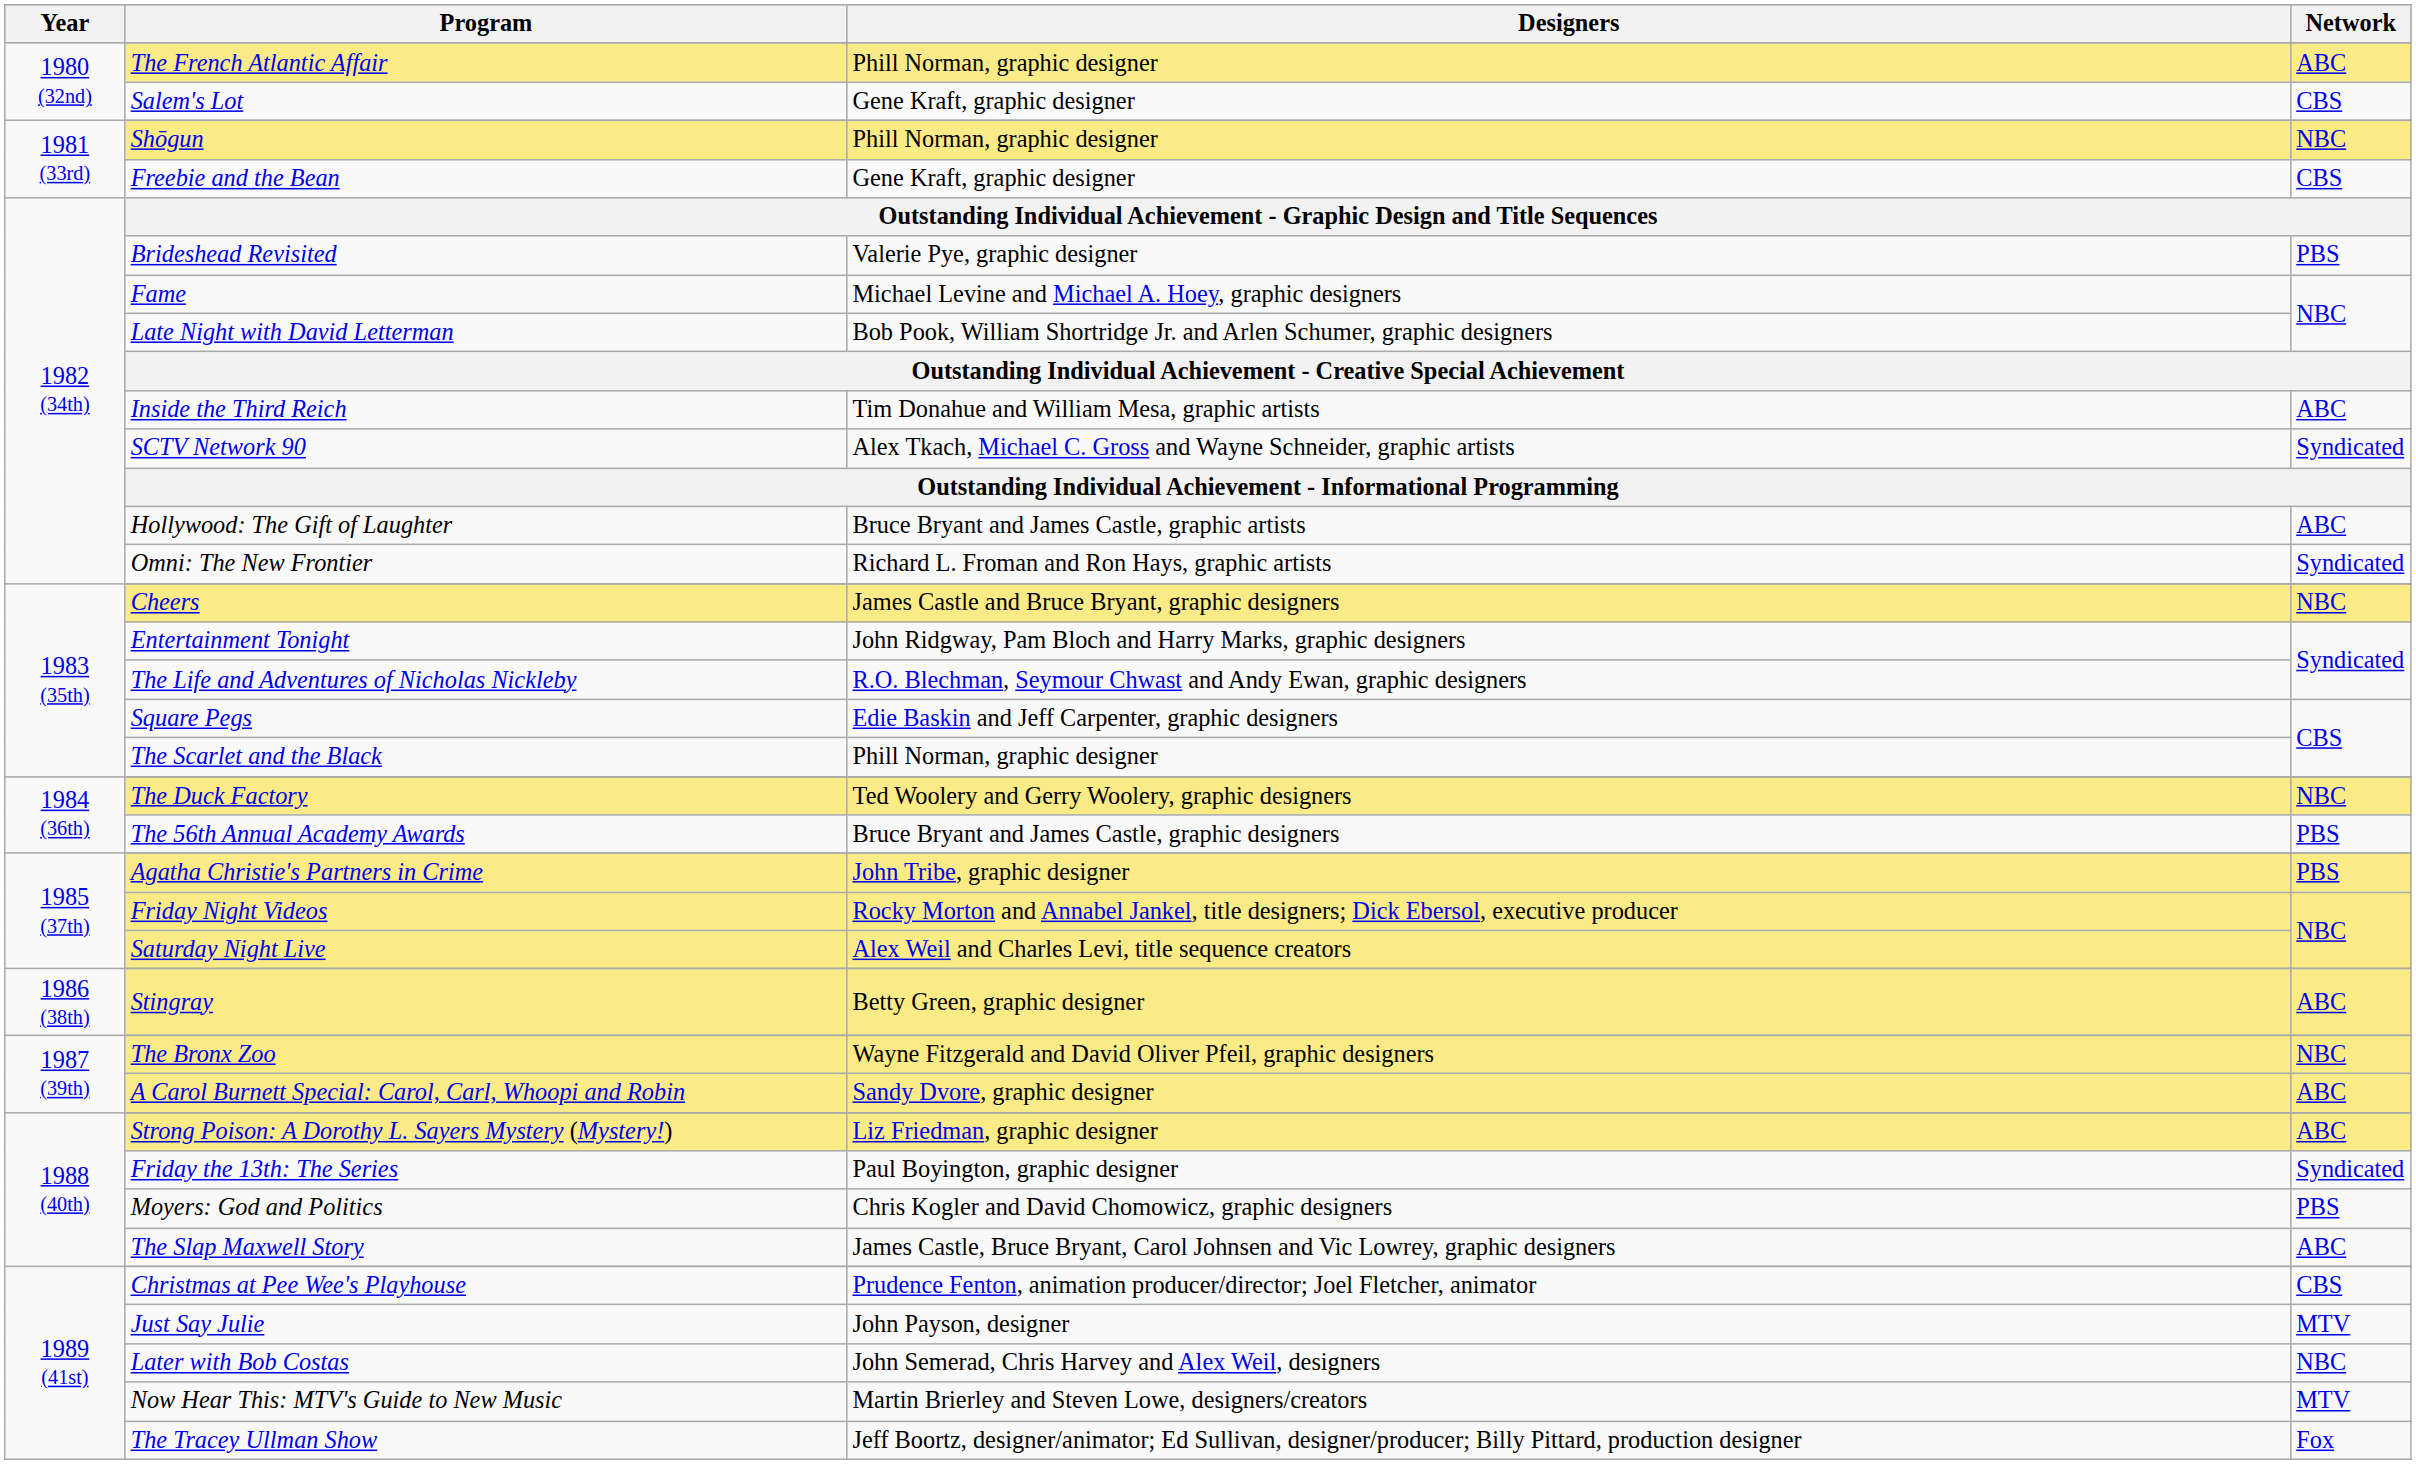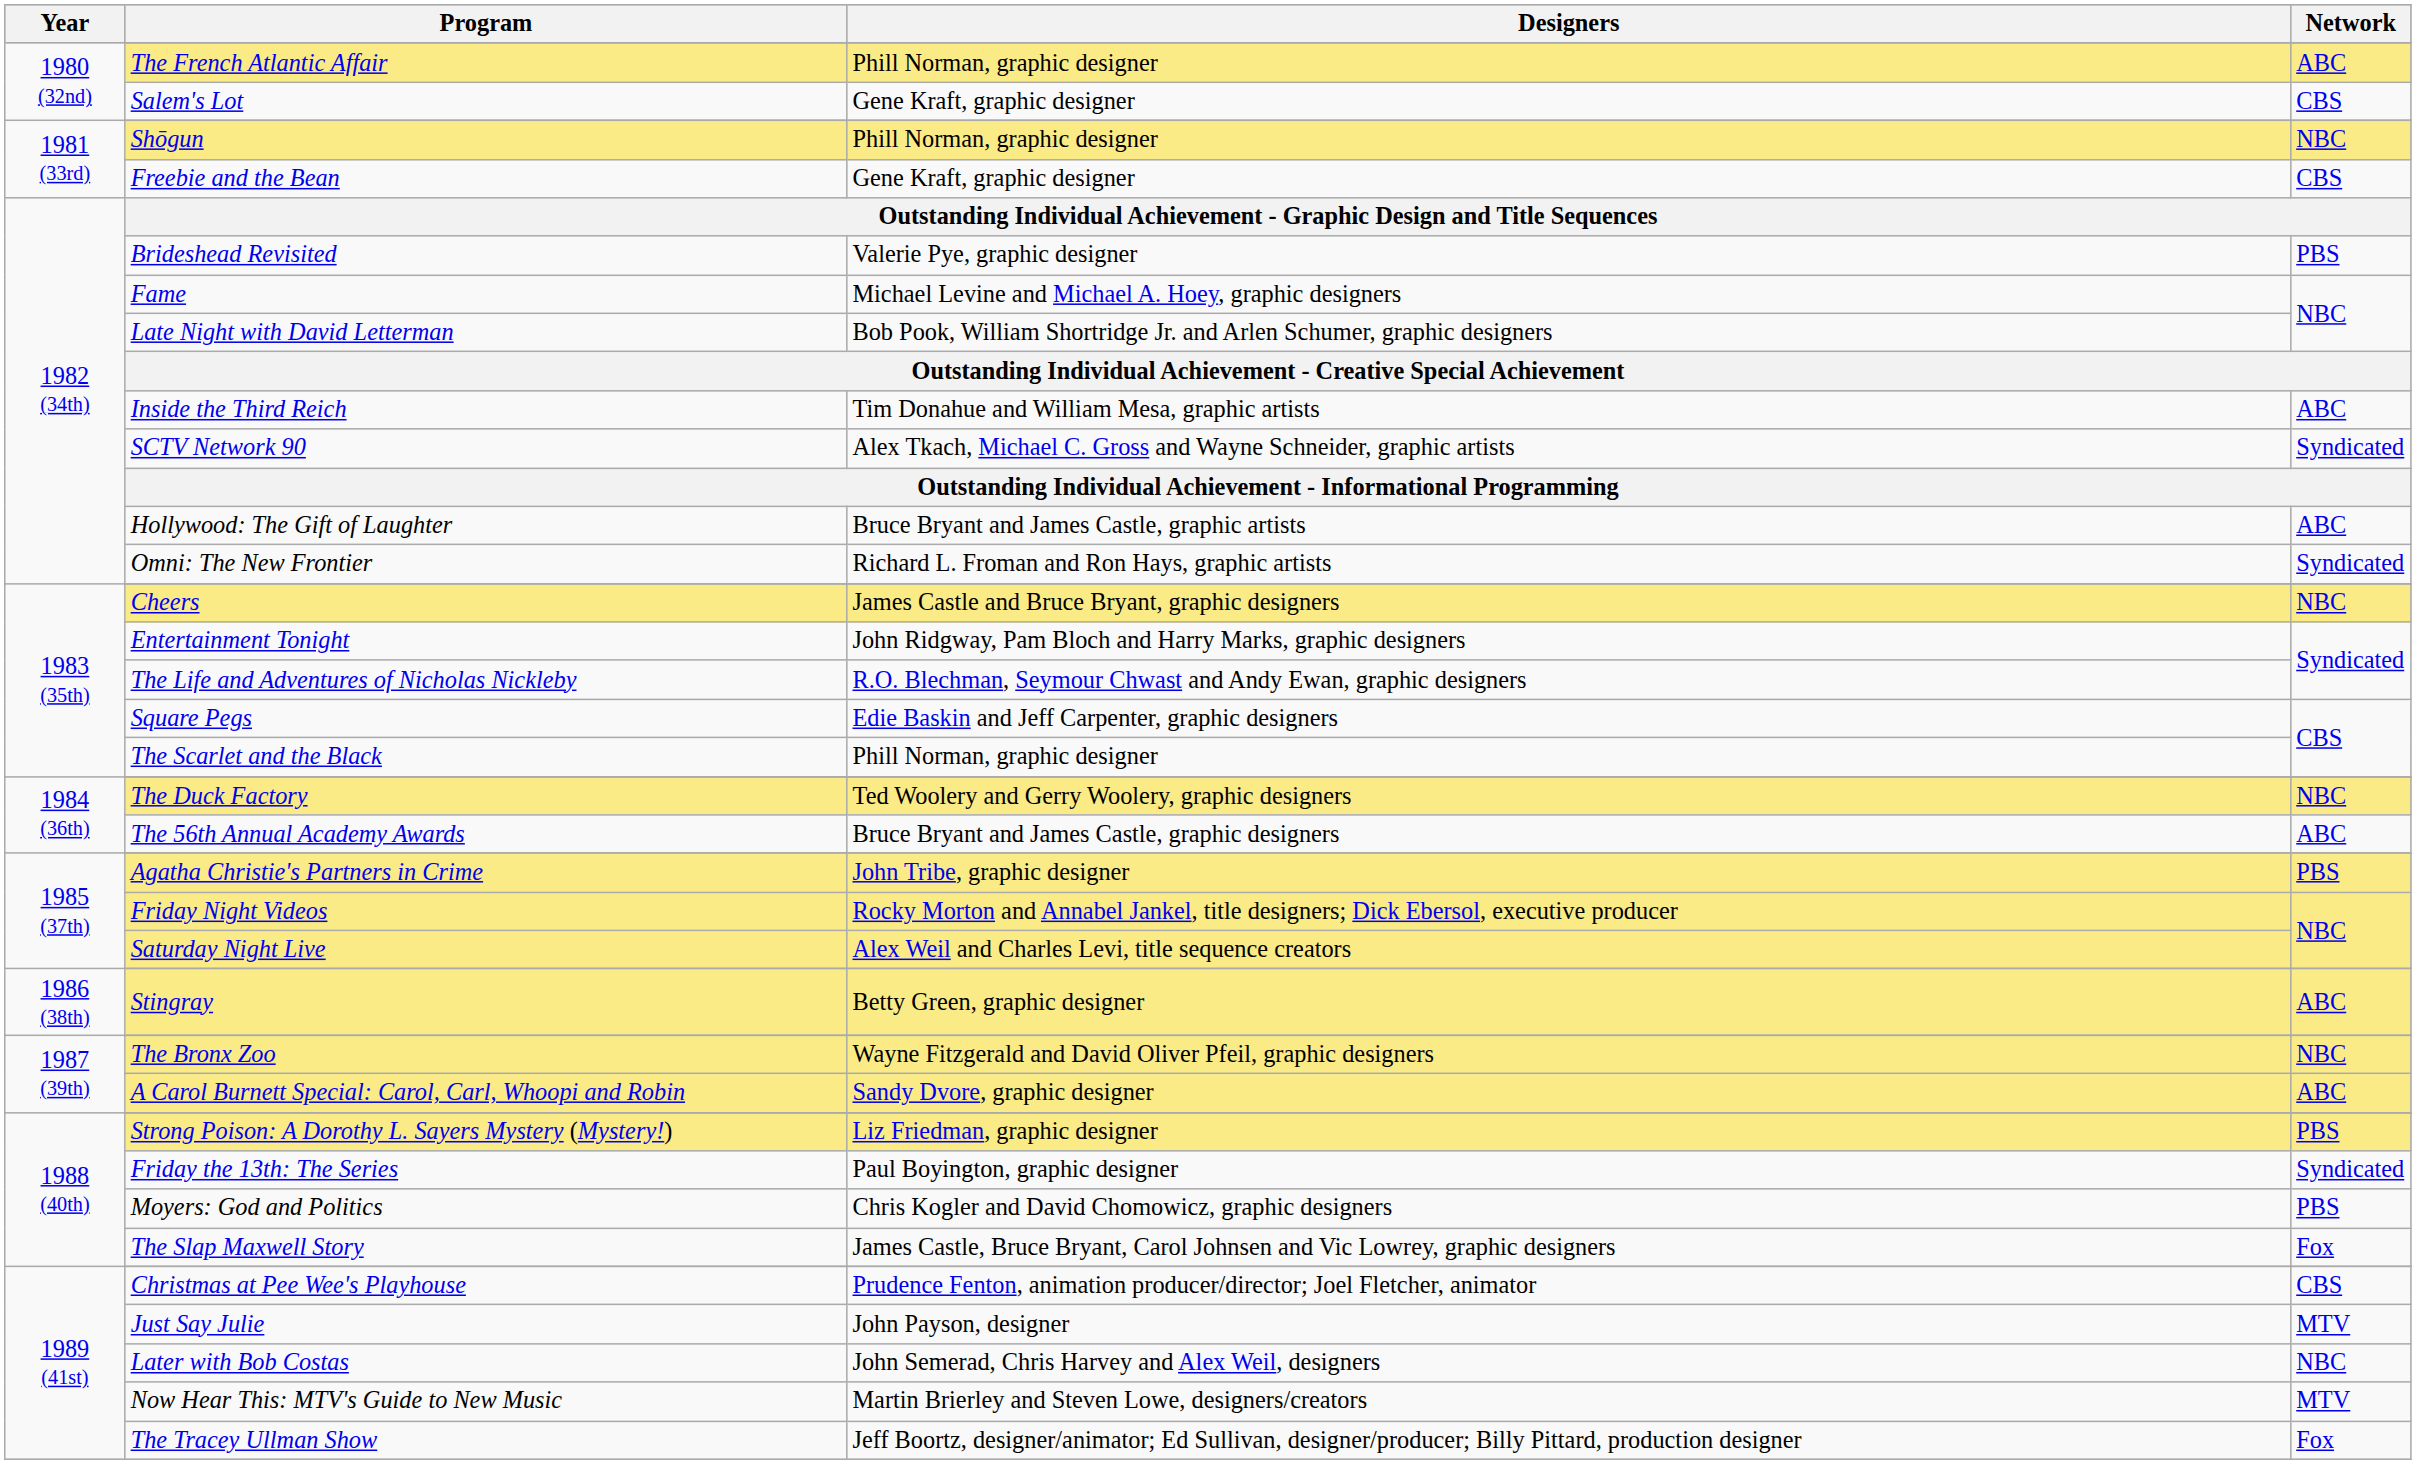(2318, 833) PBS -> (2321, 833) ABC
(2321, 1131) ABC -> (2318, 1131) PBS
(2321, 1246) ABC -> (2315, 1246) Fox
